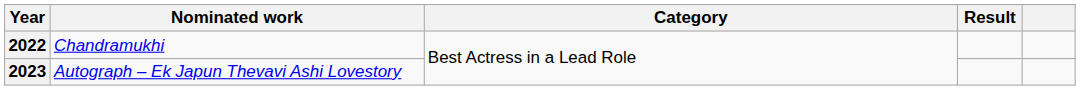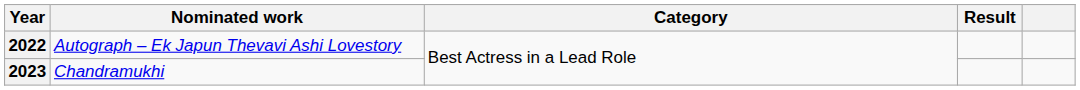(109, 44) Chandramukhi -> (228, 44) Autograph – Ek Japun Thevavi Ashi Lovestory
(228, 71) Autograph – Ek Japun Thevavi Ashi Lovestory -> (109, 71) Chandramukhi
